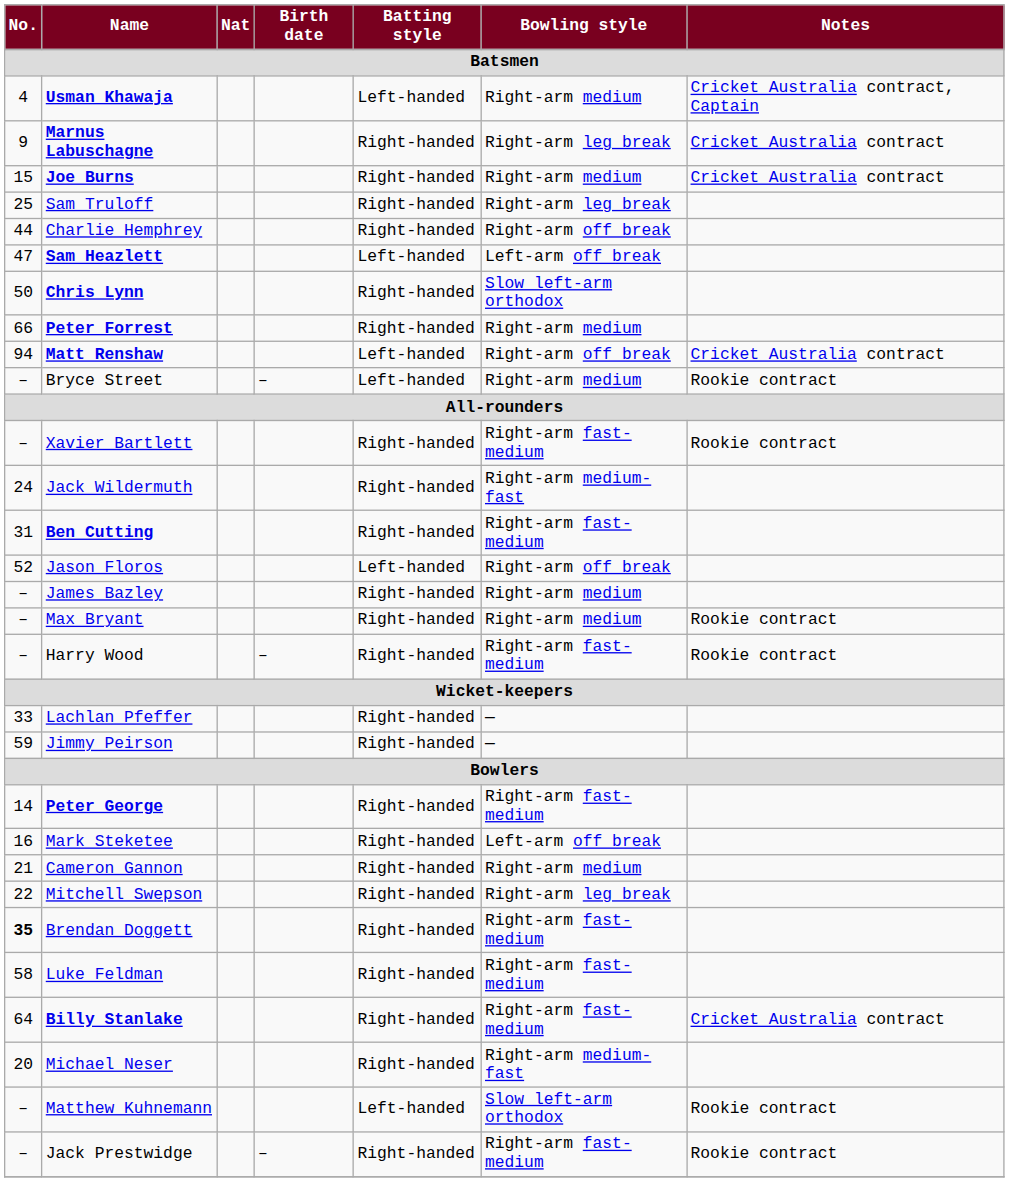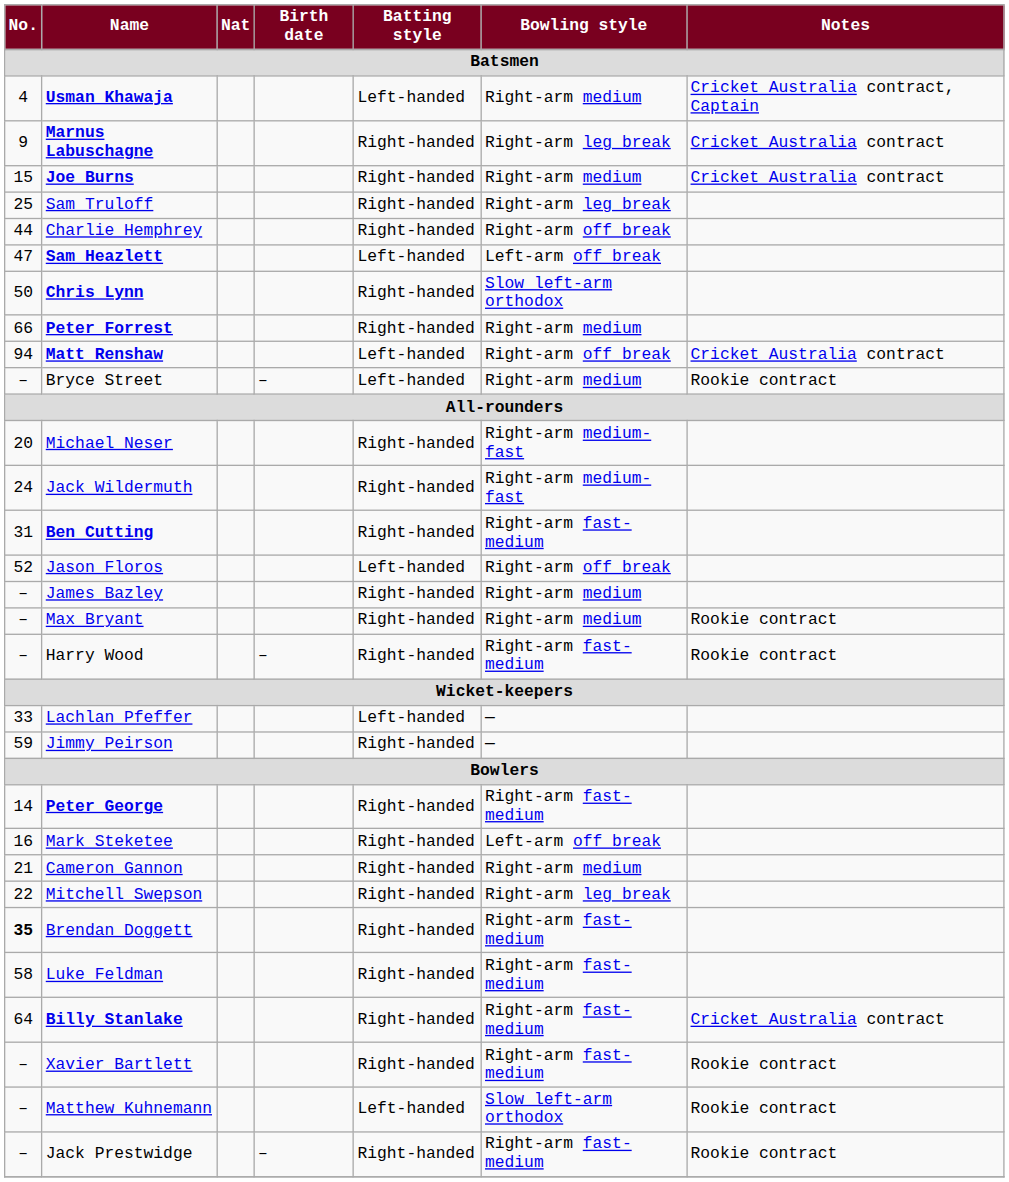rows swapped: (109, 1065) <-> (119, 443)
(416, 719) Right-handed -> (411, 719) Left-handed
